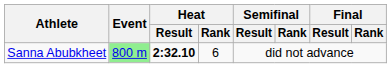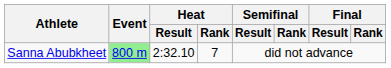(174, 53) bold -> (174, 53) normal
(216, 53) 6 -> (215, 53) 7
